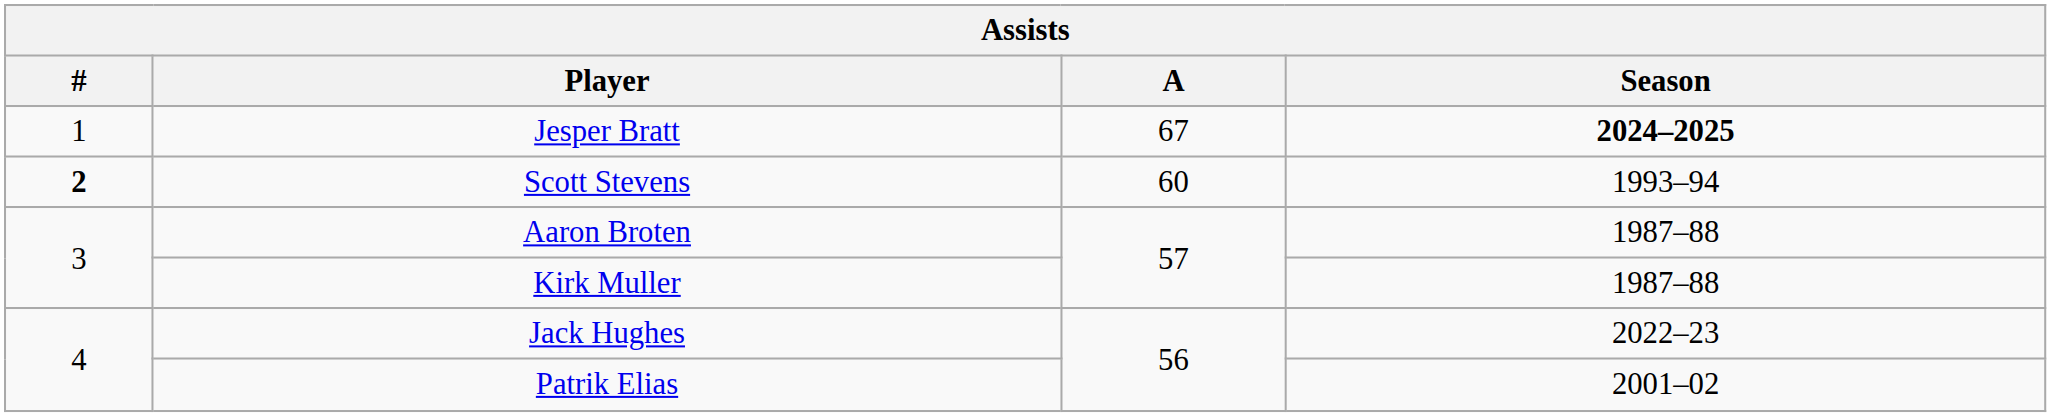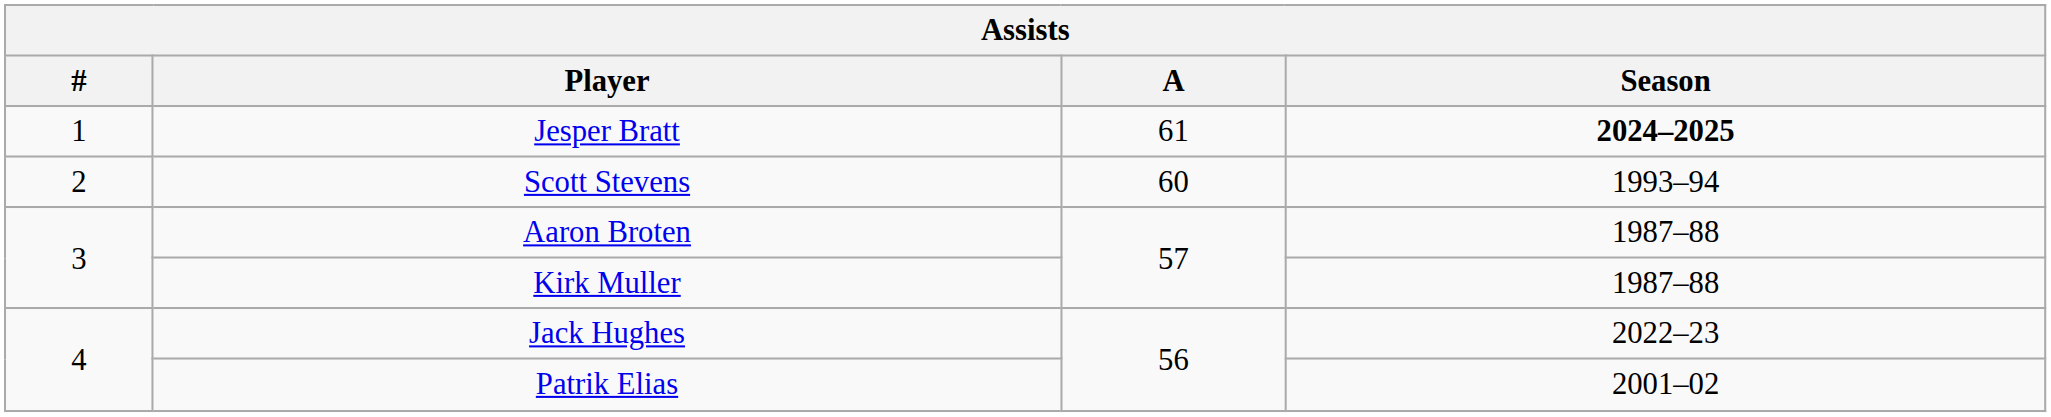(1173, 131) 67 -> (1173, 131) 61
(79, 181) bold -> (79, 181) normal
